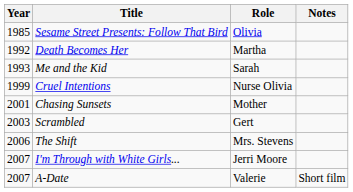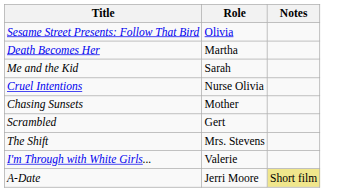- column: (19, 13)
(260, 159) Jerri Moore -> (221, 159) Valerie
(249, 178) Valerie -> (232, 178) Jerri Moore
(322, 178) no background -> (294, 178) khaki background
